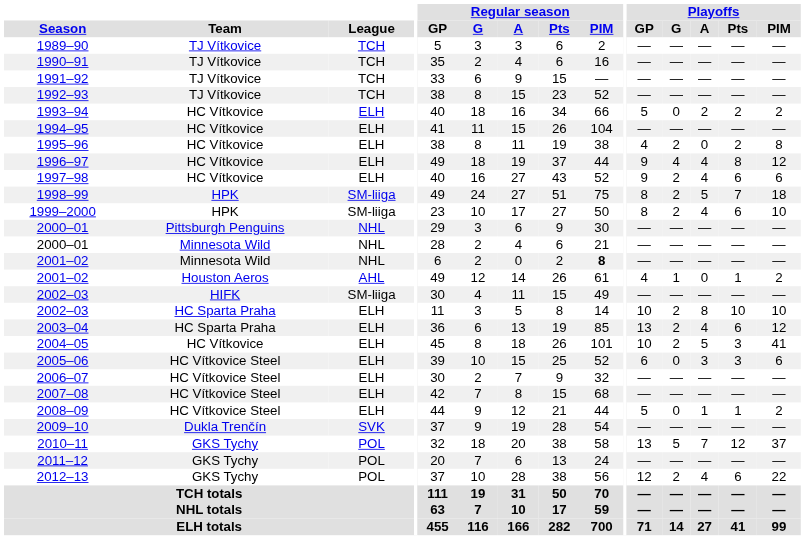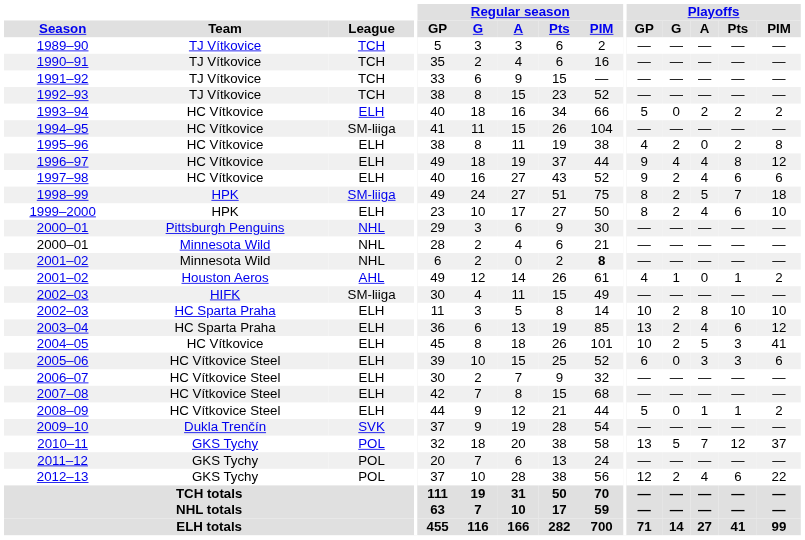(372, 128) ELH -> (372, 128) SM-liiga
(372, 211) SM-liiga -> (372, 211) ELH
